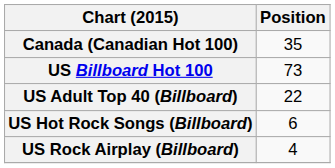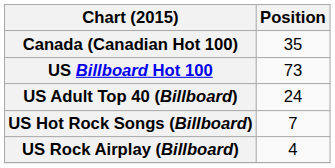(293, 96) 22 -> (293, 96) 24
(293, 123) 6 -> (293, 123) 7
